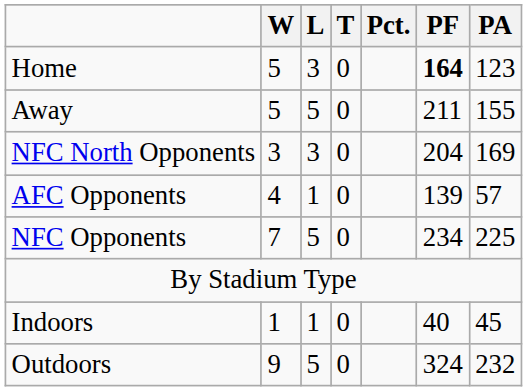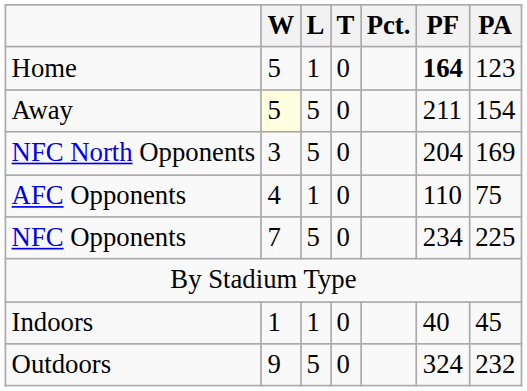(313, 68) 3 -> (313, 68) 1
(274, 110) no background -> (274, 110) lightyellow background
(495, 110) 155 -> (495, 110) 154
(313, 152) 3 -> (313, 152) 5
(443, 195) 139 -> (442, 195) 110
(489, 195) 57 -> (489, 195) 75
